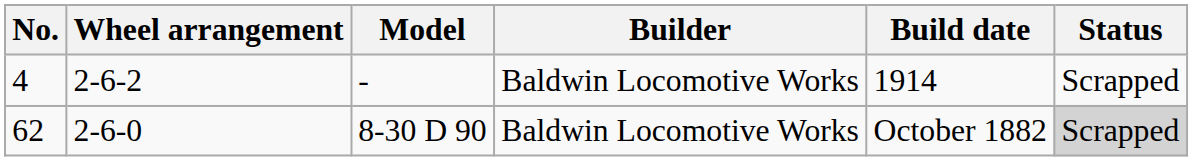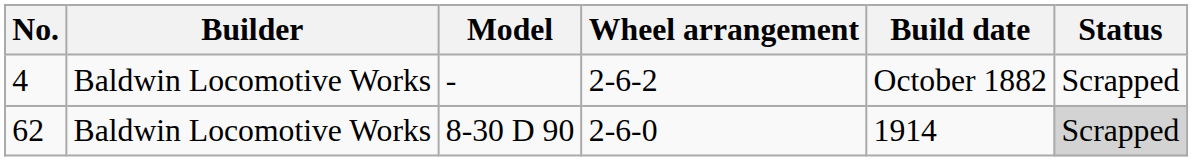columns swapped: (209, 29) <-> (680, 29)
(905, 79) 1914 -> (960, 79) October 1882
(960, 130) October 1882 -> (905, 130) 1914
